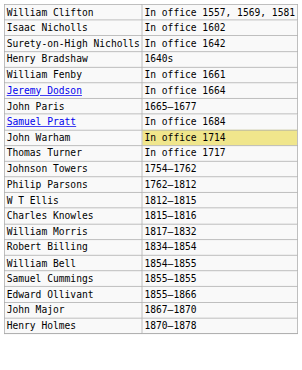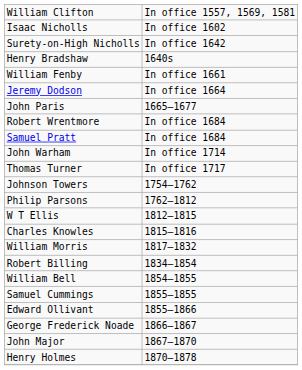+ row: (53, 122)
(185, 138) khaki background -> (185, 153) no background
+ row: (70, 326)
